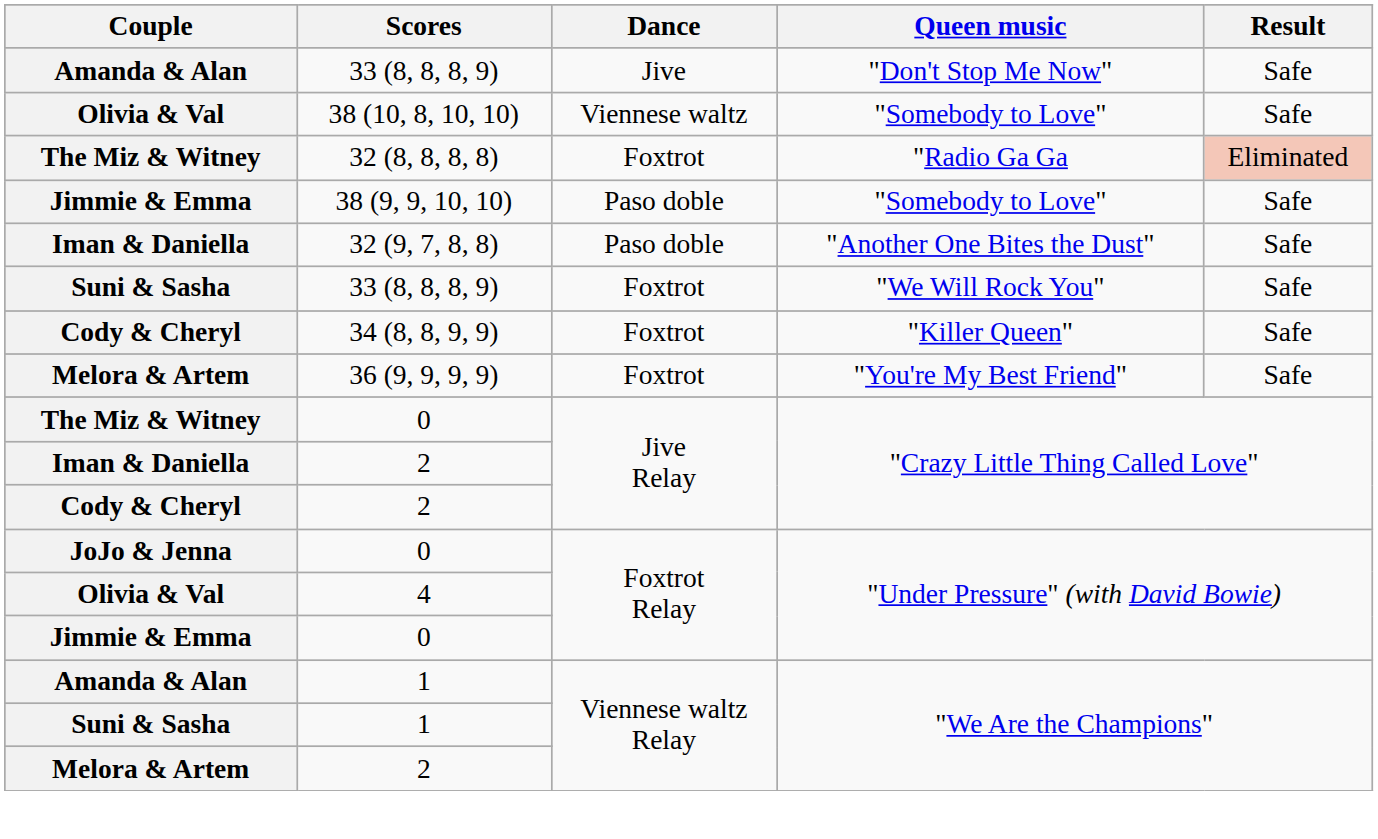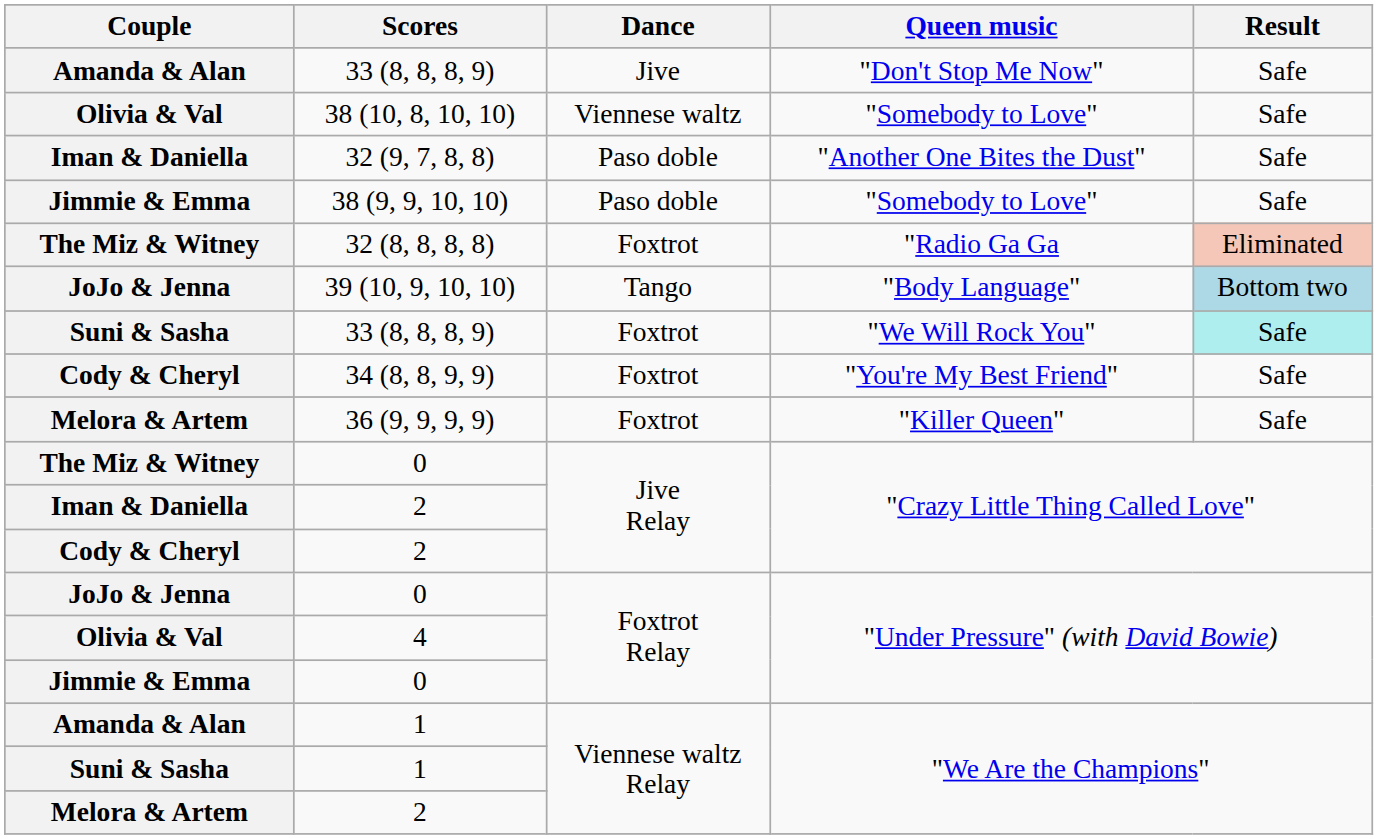rows swapped: (151, 244) <-> (151, 157)
+ row: (149, 288)
(1288, 288) no background -> (1282, 331) paleturquoise background
(990, 331) "Killer Queen" -> (981, 375) "You're My Best Friend"
(990, 375) "You're My Best Friend" -> (981, 419) "Killer Queen"
